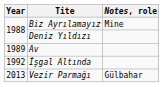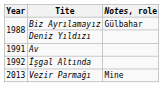(114, 24) Mine -> (124, 24) Gülbahar
(16, 50) 1989 -> (16, 50) 1991
(124, 75) Gülbahar -> (114, 75) Mine
